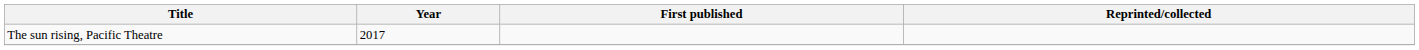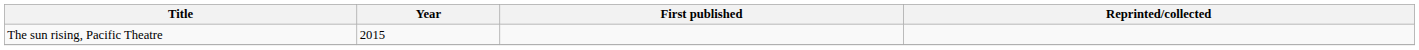(372, 34) 2017 -> (372, 34) 2015
